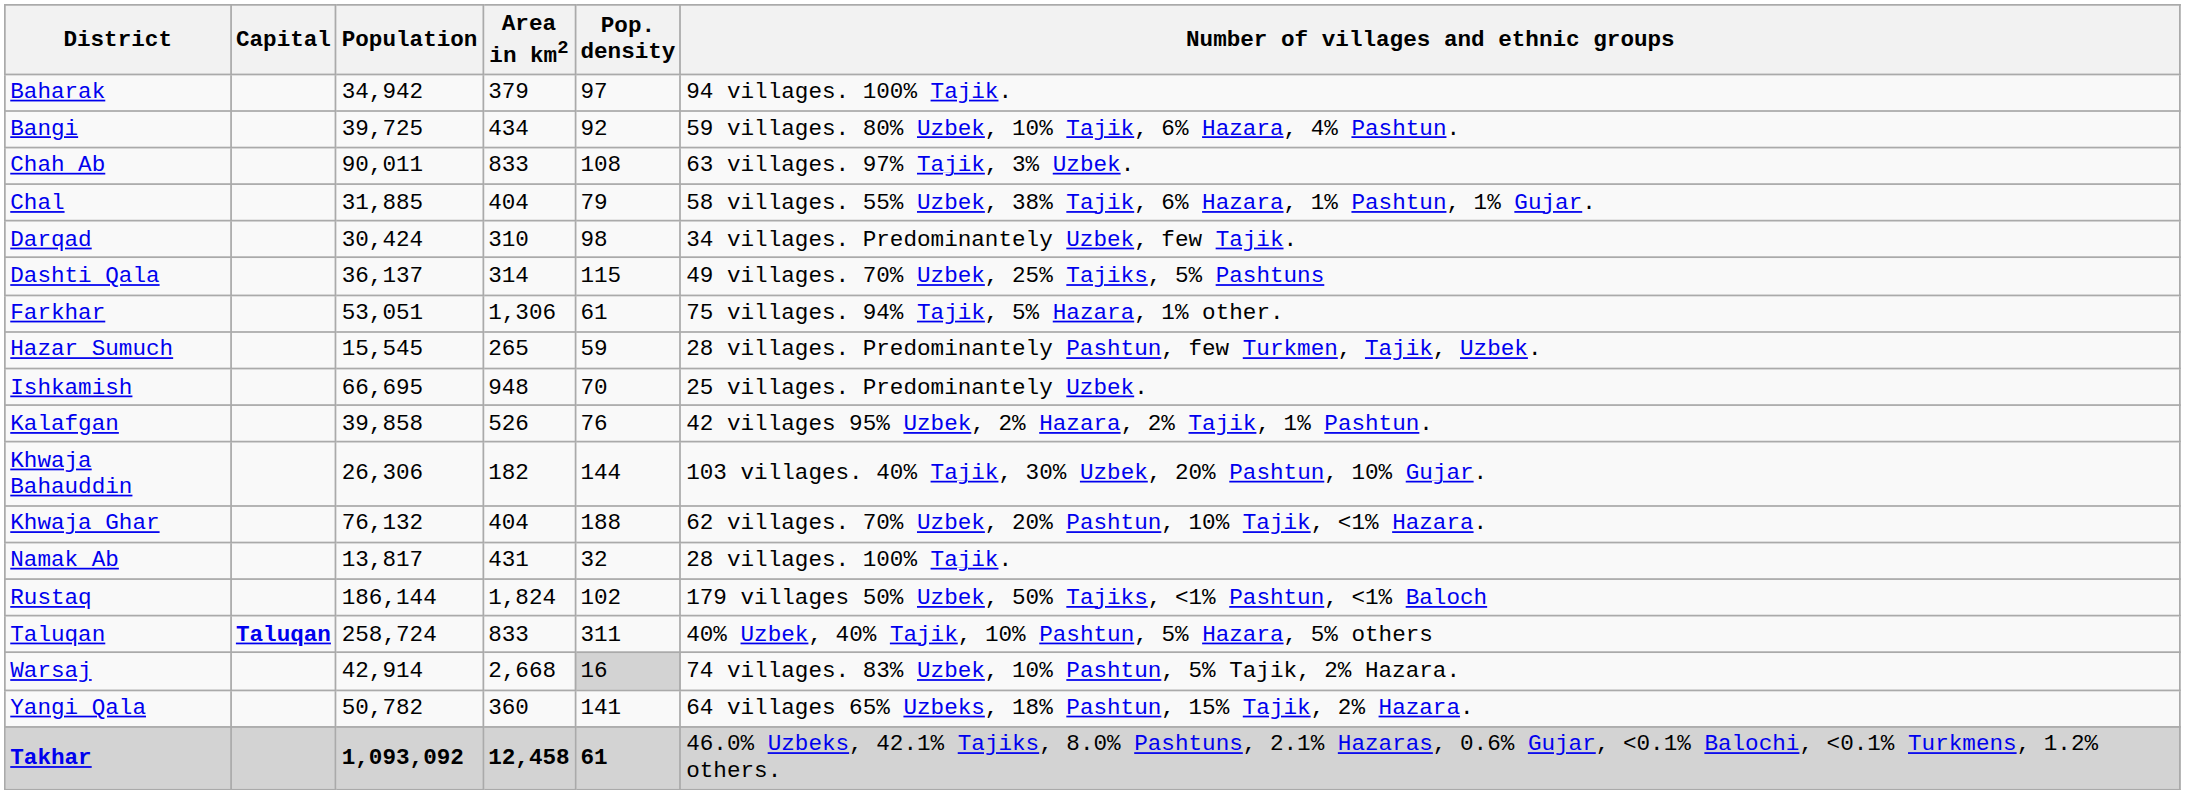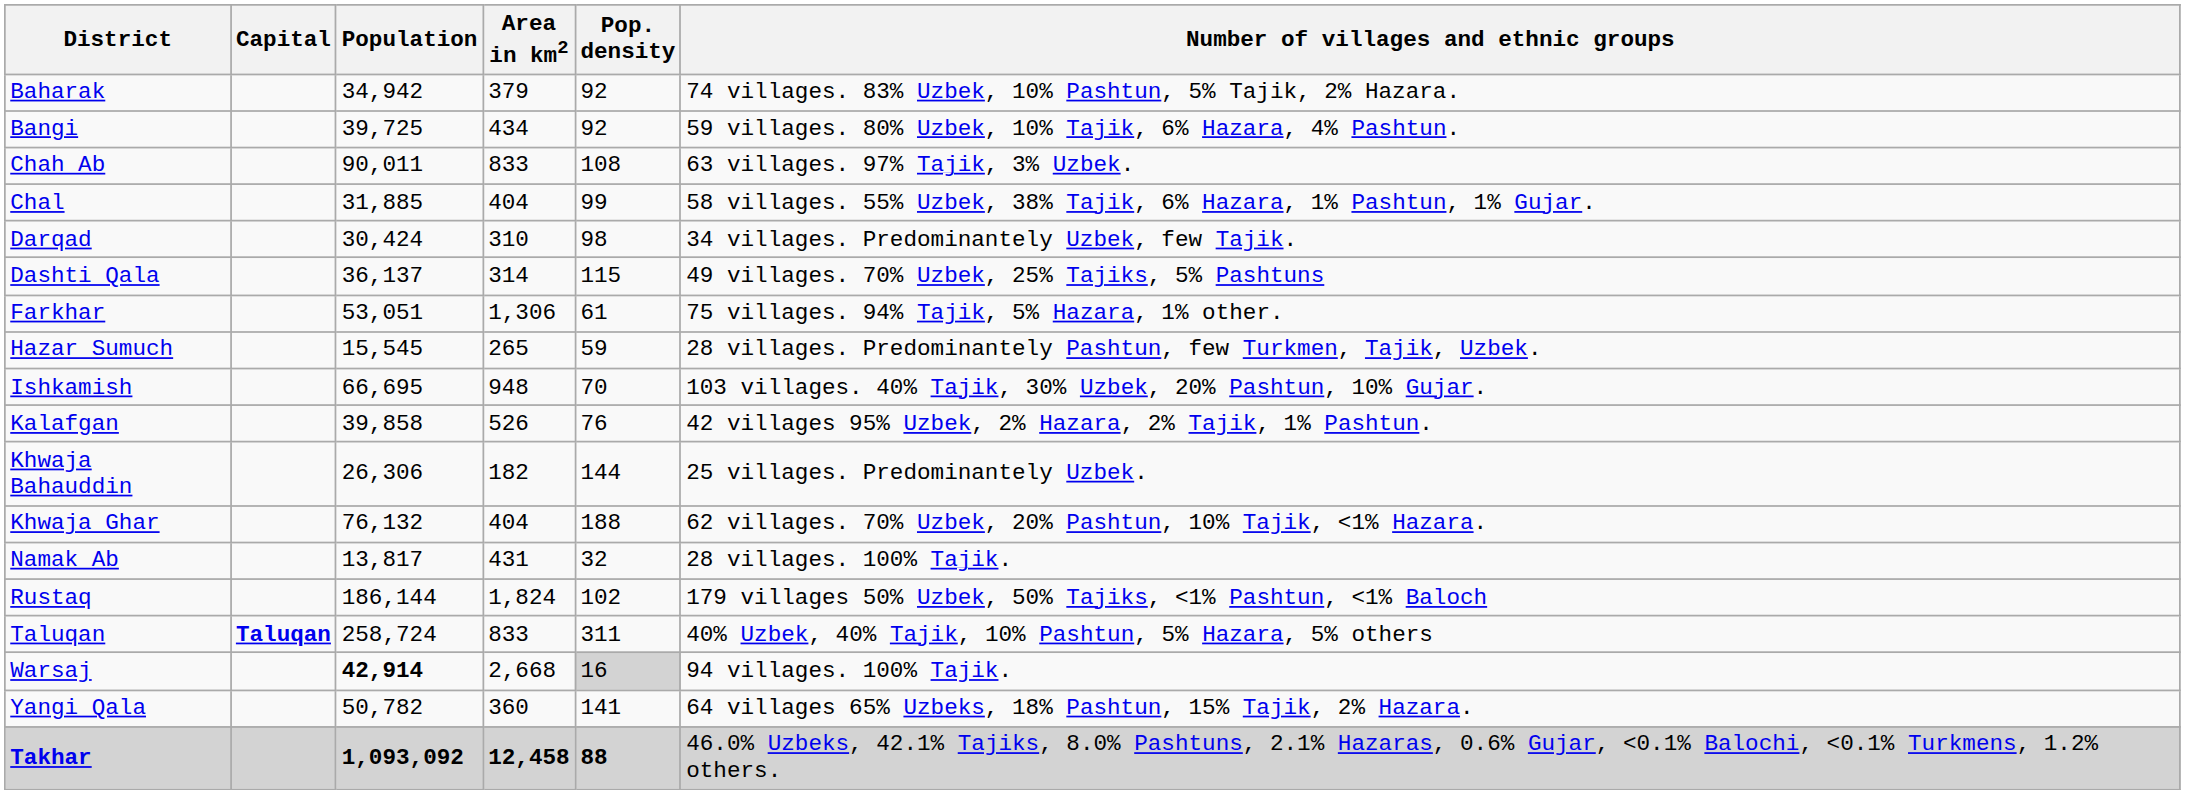(594, 92) 97 -> (594, 92) 92
(849, 92) 94 villages. 100% Tajik. -> (1073, 92) 74 villages. 83% Uzbek, 10% Pashtun, 5% Tajik, 2% Hazara.
(594, 203) 79 -> (594, 203) 99
(917, 387) 25 villages. Predominantely Uzbek. -> (1087, 387) 103 villages. 40% Tajik, 30% Uzbek, 20% Pashtun, 10% Gujar.
(1087, 474) 103 villages. 40% Tajik, 30% Uzbek, 20% Pashtun, 10% Gujar. -> (917, 474) 25 villages. Predominantely Uzbek.
(382, 671) normal -> (382, 671) bold
(1073, 671) 74 villages. 83% Uzbek, 10% Pashtun, 5% Tajik, 2% Hazara. -> (849, 671) 94 villages. 100% Tajik.
(594, 758) 61 -> (594, 758) 88
